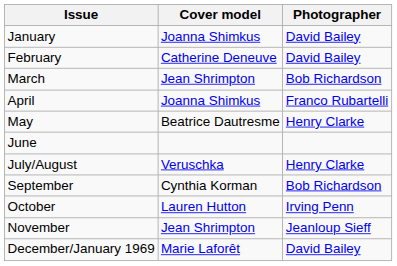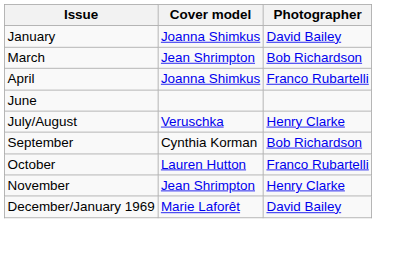- row: (34, 57)
- row: (20, 121)
(320, 206) Irving Penn -> (318, 164) Franco Rubartelli
(328, 228) Jeanloup Sieff -> (306, 185) Henry Clarke
